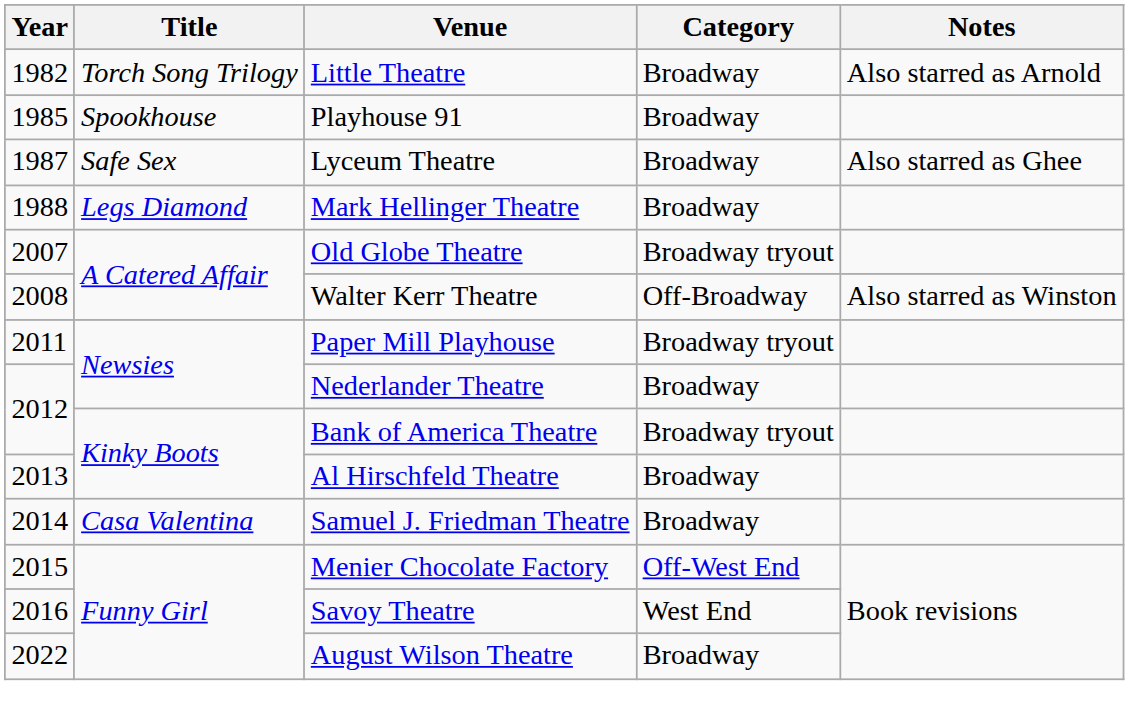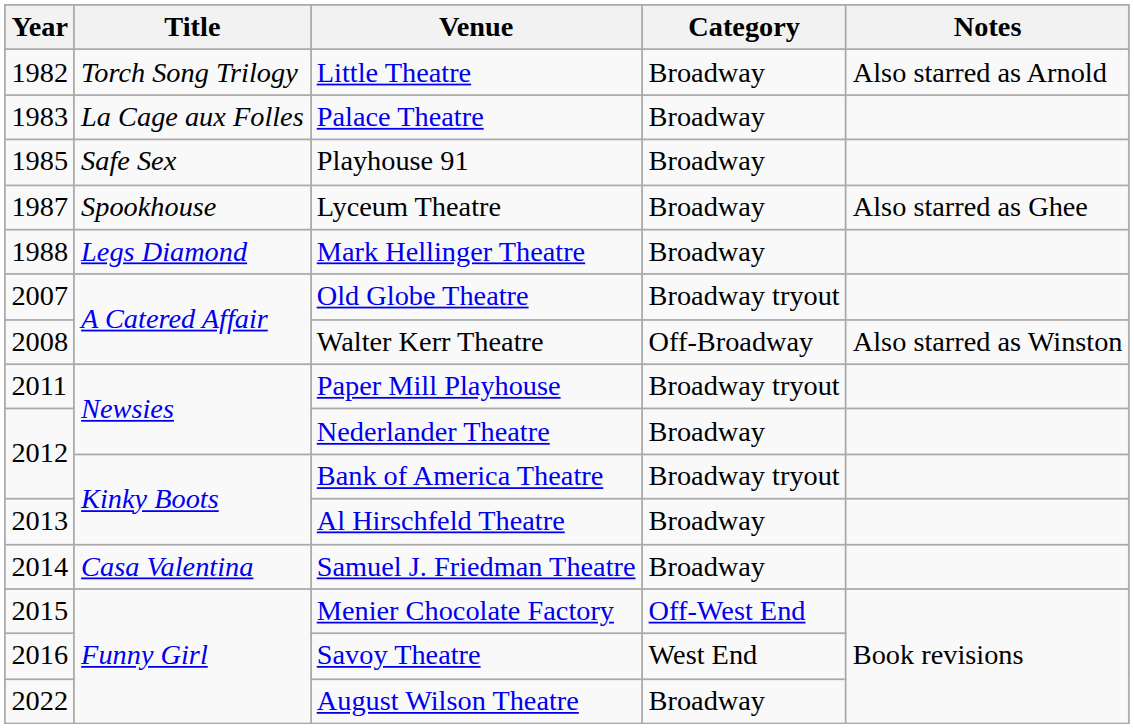+ row: (400, 116)
(149, 116) Spookhouse -> (129, 161) Safe Sex
(129, 161) Safe Sex -> (149, 206) Spookhouse
